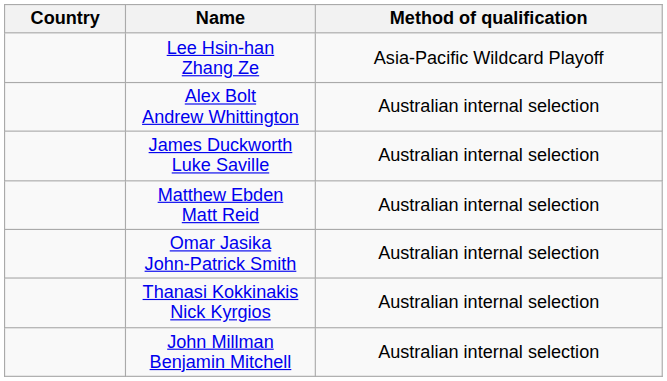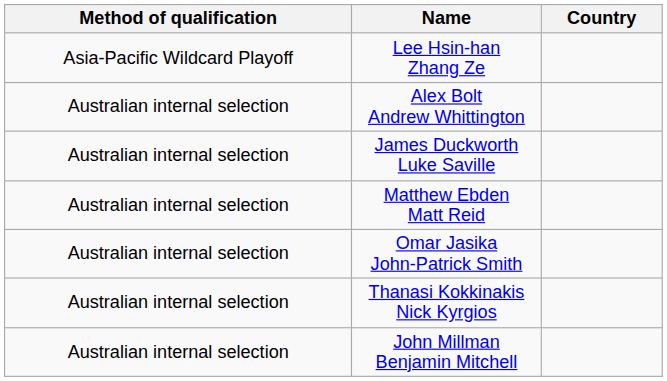columns swapped: (65, 18) <-> (489, 18)
